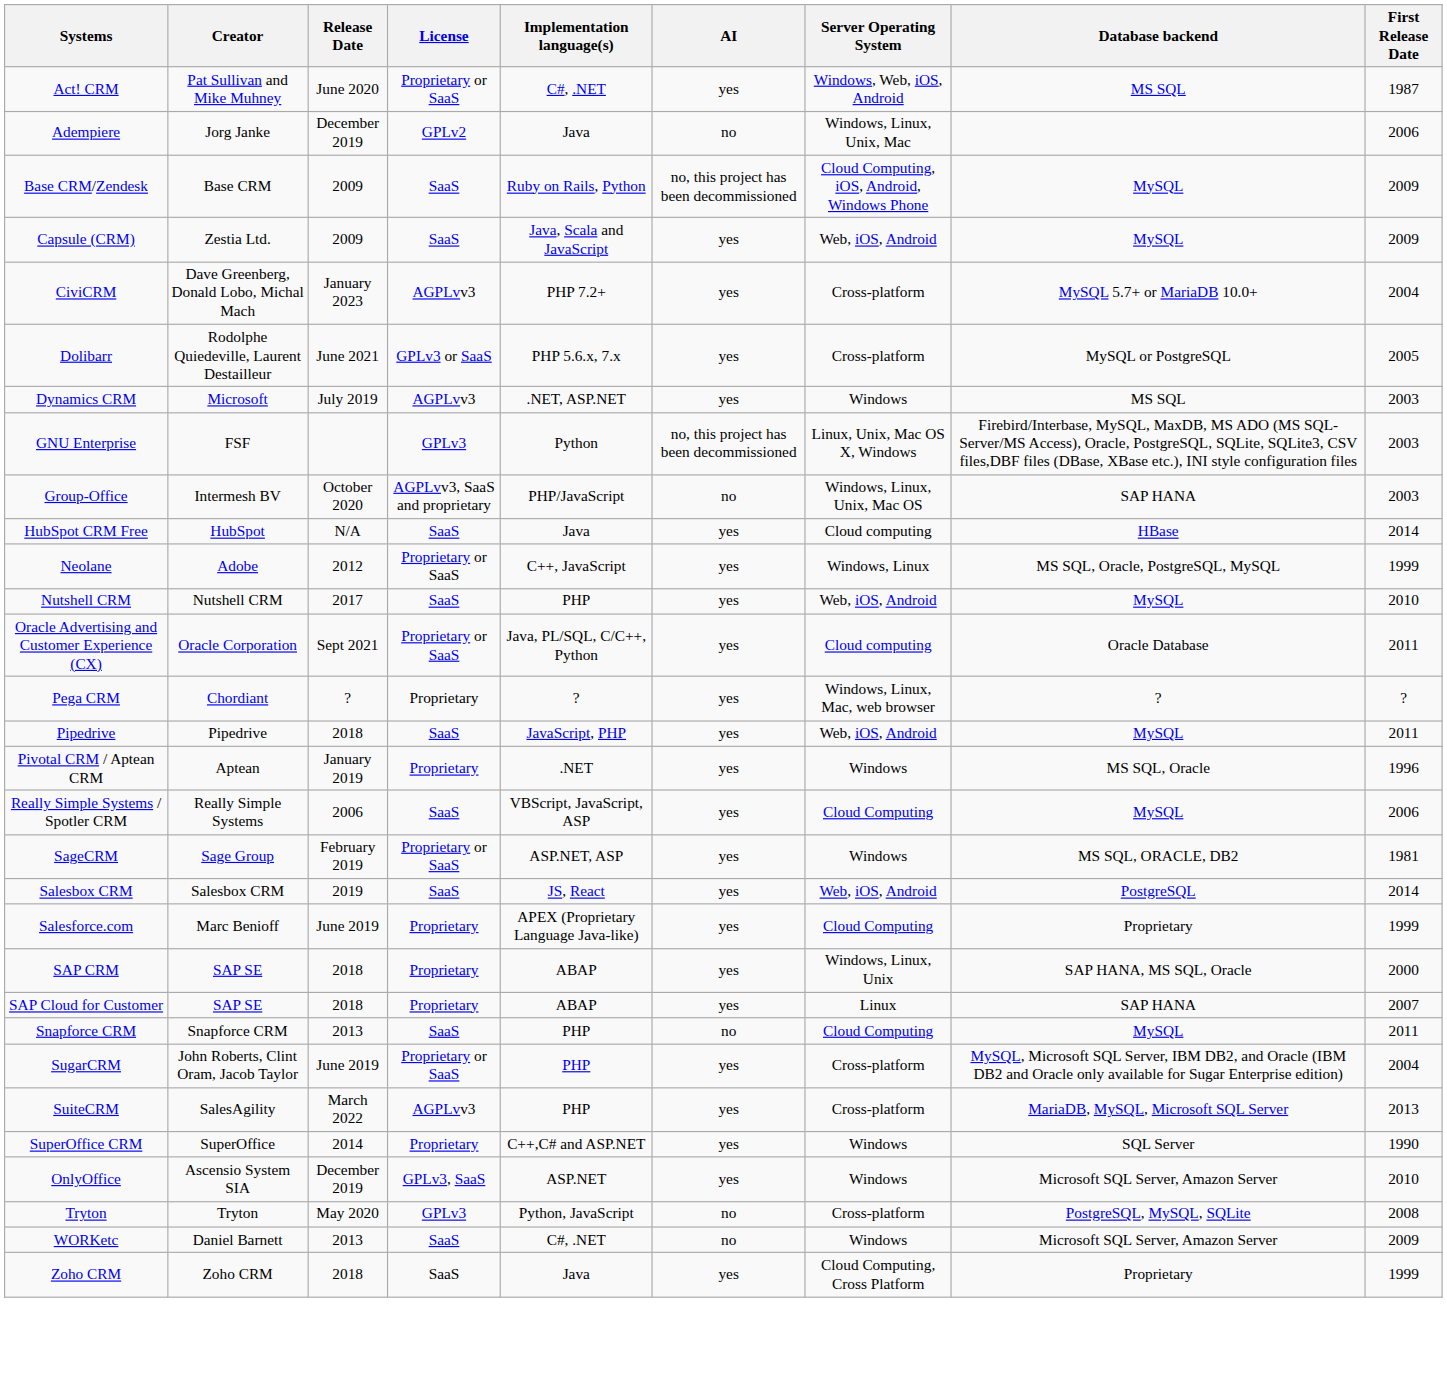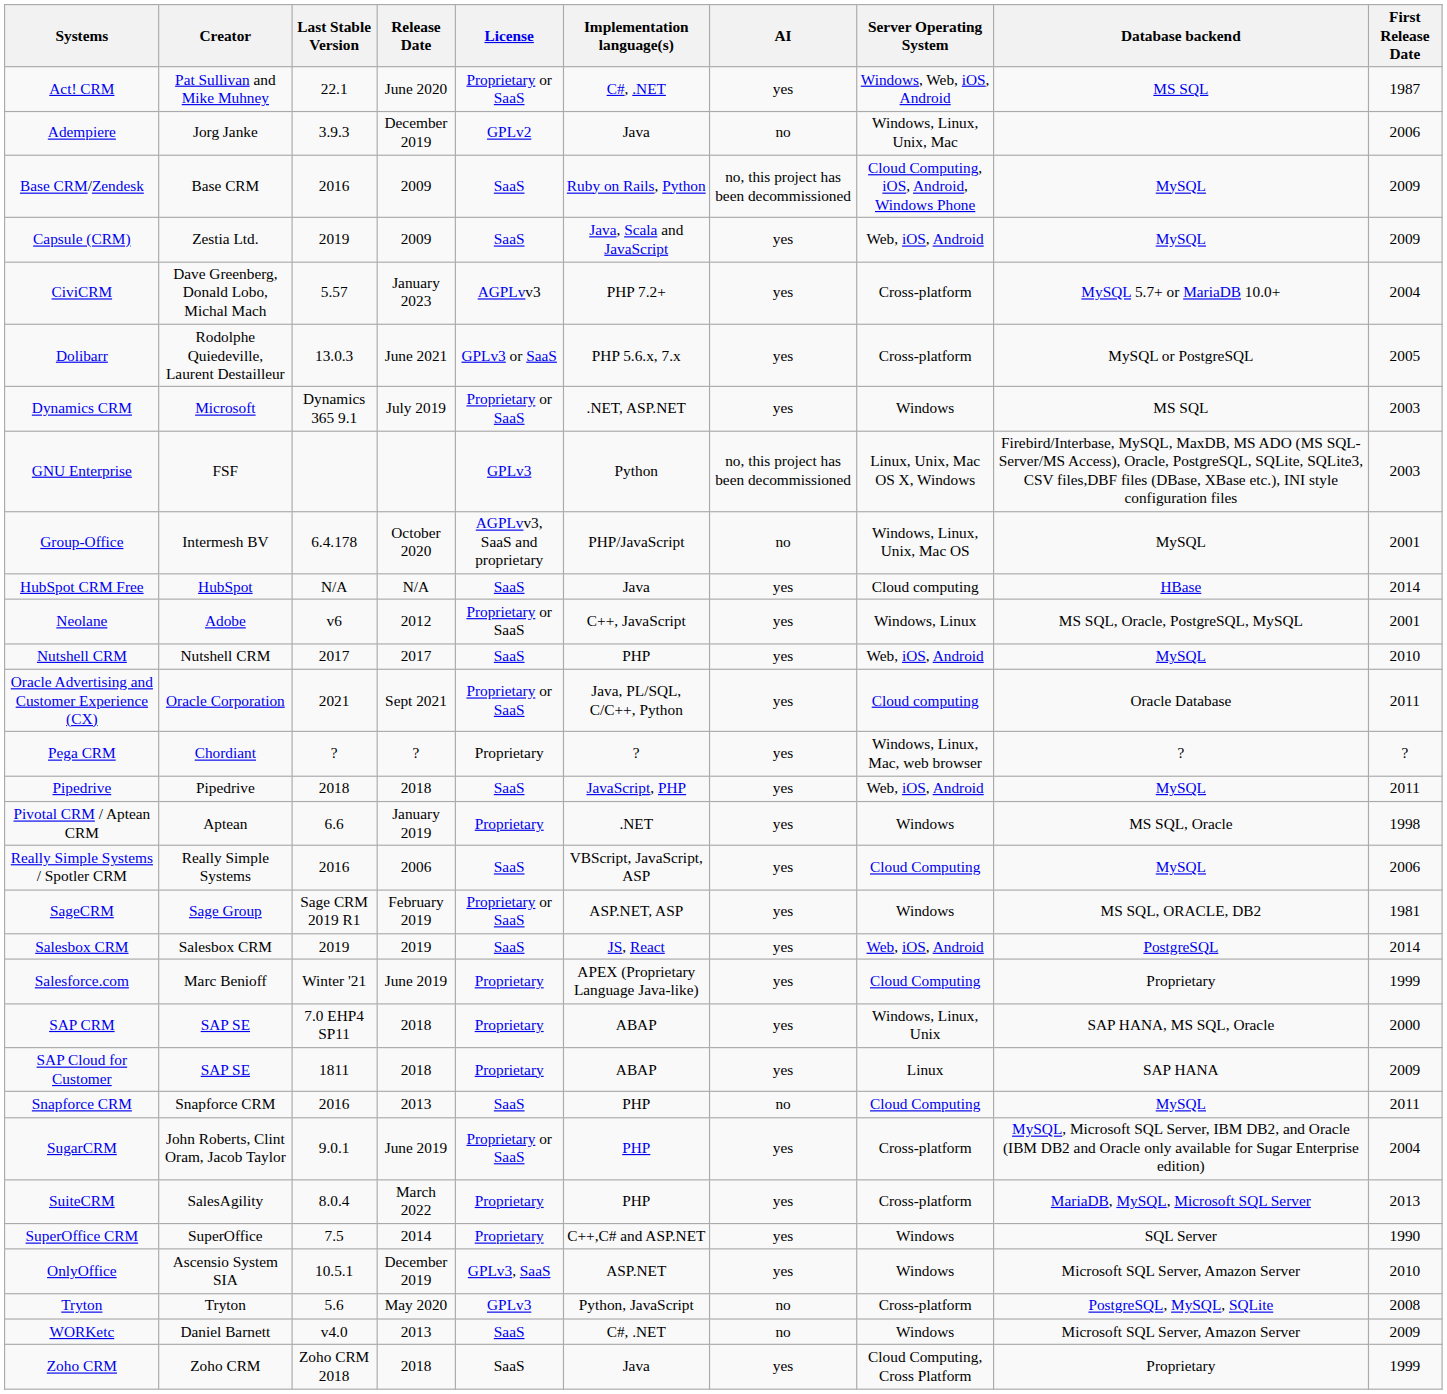+ column: (334, 36)
(444, 399) AGPLvv3 -> (509, 408) Proprietary or SaaS
(1158, 496) SAP HANA -> (1181, 542) MySQL
(1404, 496) 2003 -> (1405, 542) 2001
(1404, 566) 1999 -> (1405, 621) 2001
(1404, 768) 1996 -> (1405, 823) 1998
(1404, 1005) 2007 -> (1405, 1069) 2009
(444, 1109) AGPLvv3 -> (509, 1201) Proprietary
